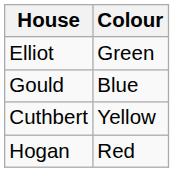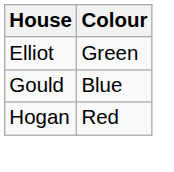- row: (49, 118)
